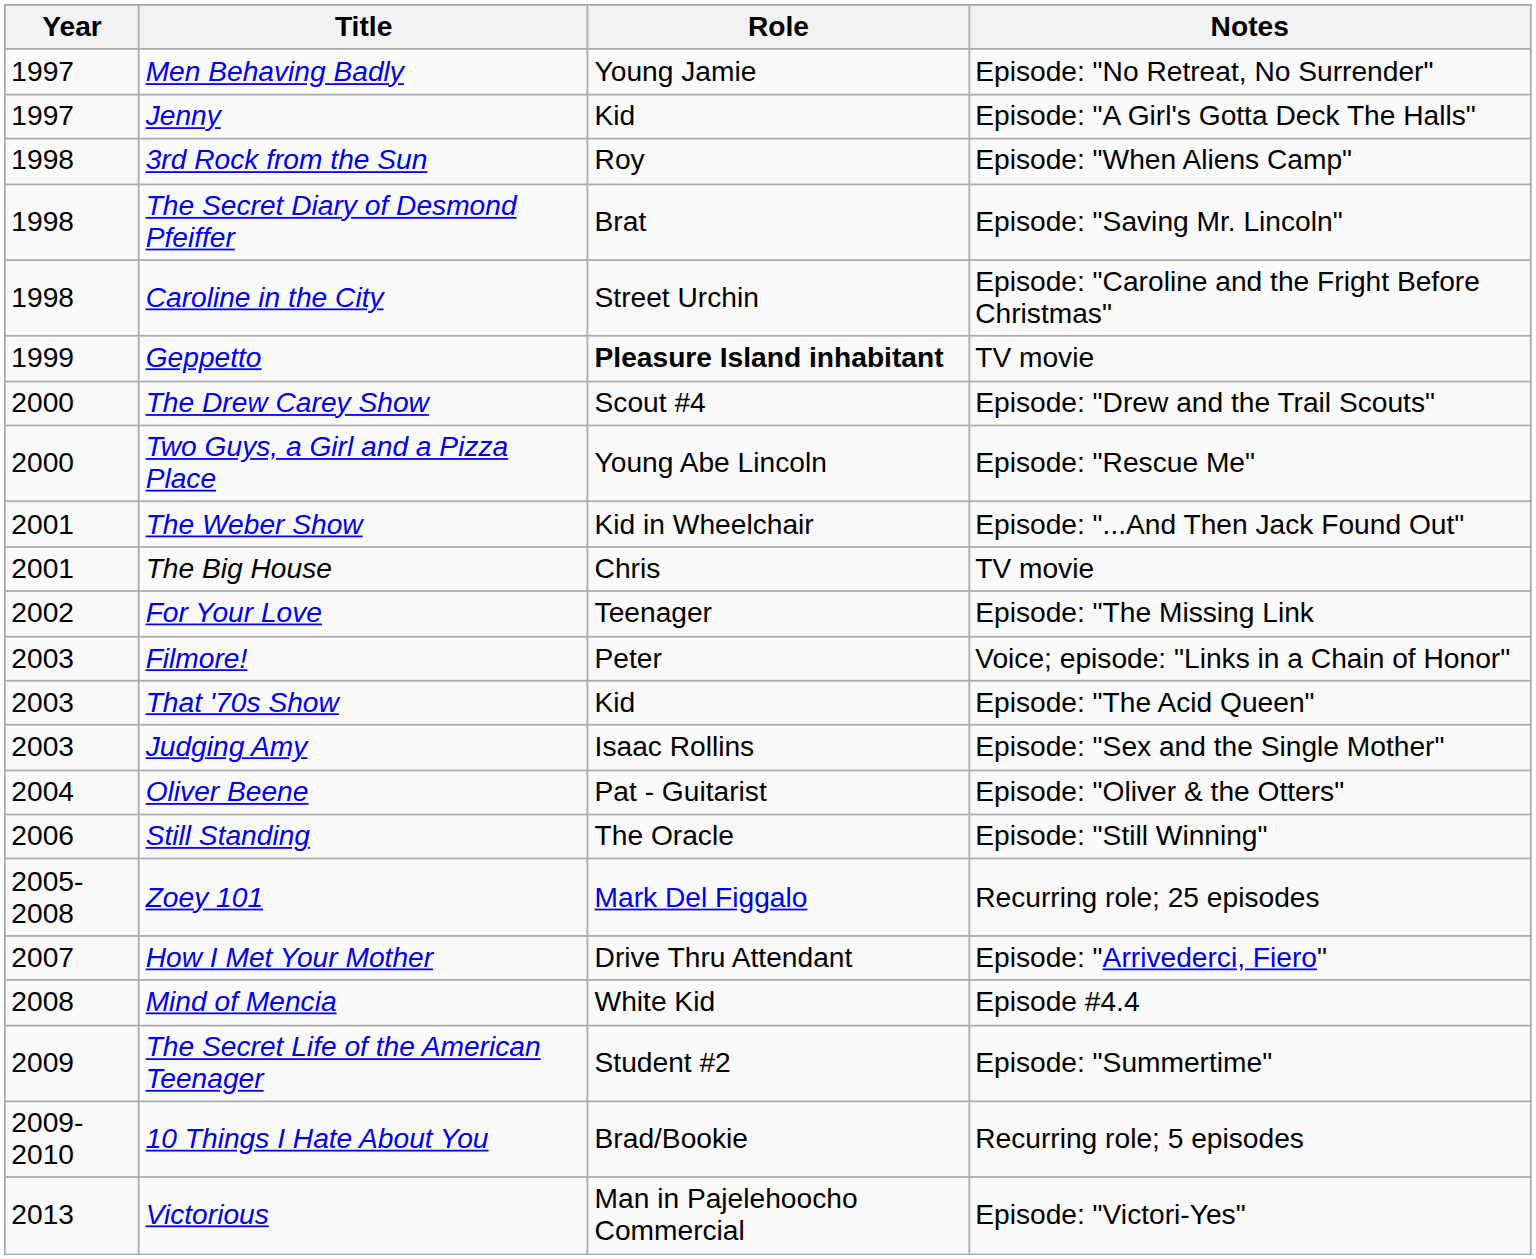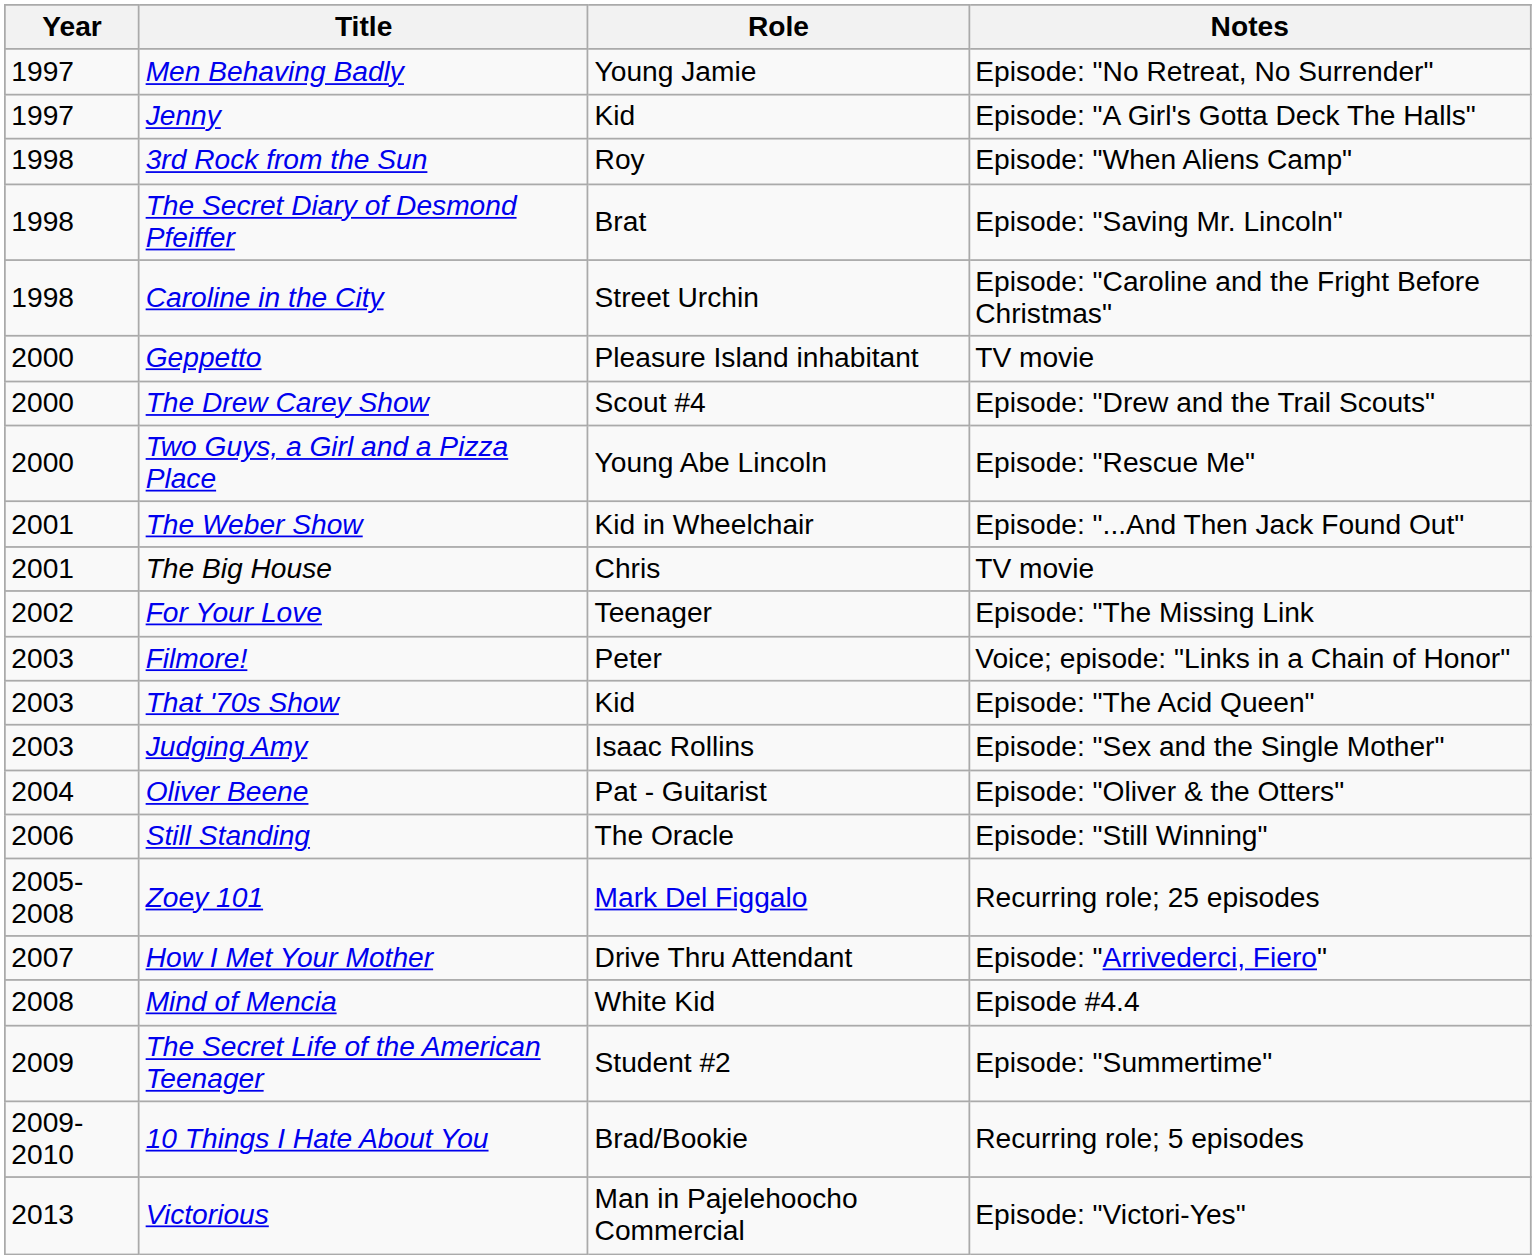(43, 358) 1999 -> (43, 358) 2000
(769, 358) bold -> (757, 358) normal
